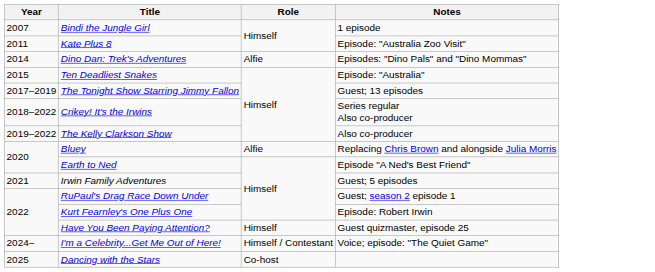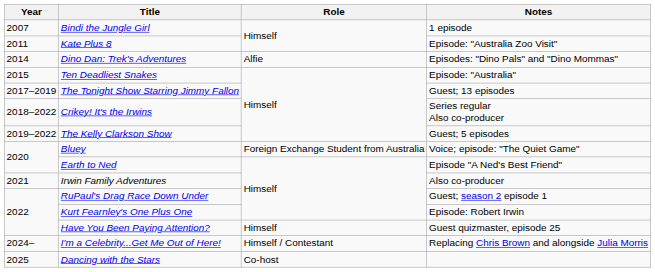(375, 133) Also co-producer -> (469, 133) Guest; 5 episodes
(253, 149) Alfie -> (334, 149) Foreign Exchange Student from Australia
(447, 149) Replacing Chris Brown and alongside Julia Morris -> (504, 149) Voice; episode: "The Quiet Game"
(378, 180) Guest; 5 episodes -> (467, 180) Also co-producer
(413, 243) Voice; episode: "The Quiet Game" -> (539, 243) Replacing Chris Brown and alongside Julia Morris
